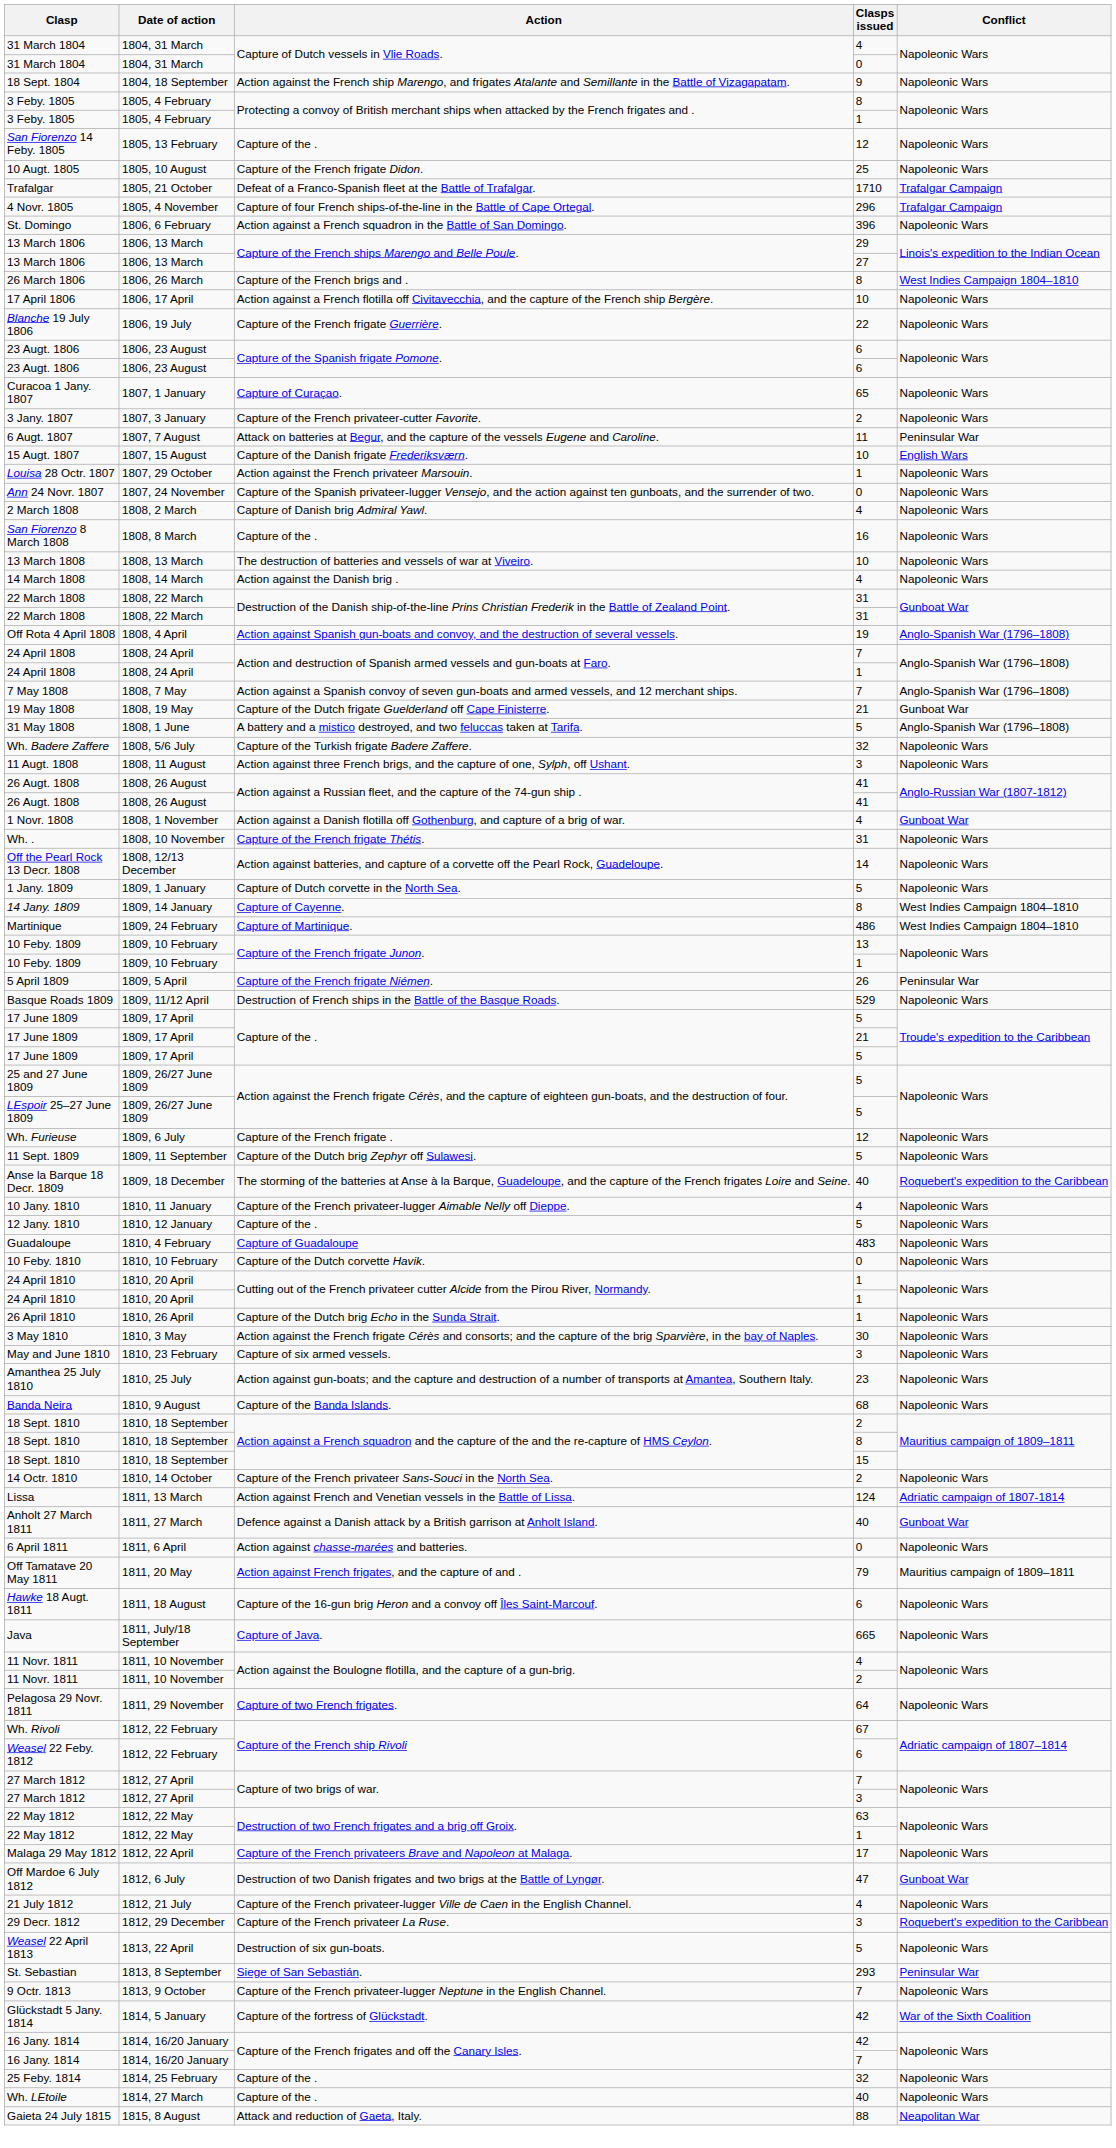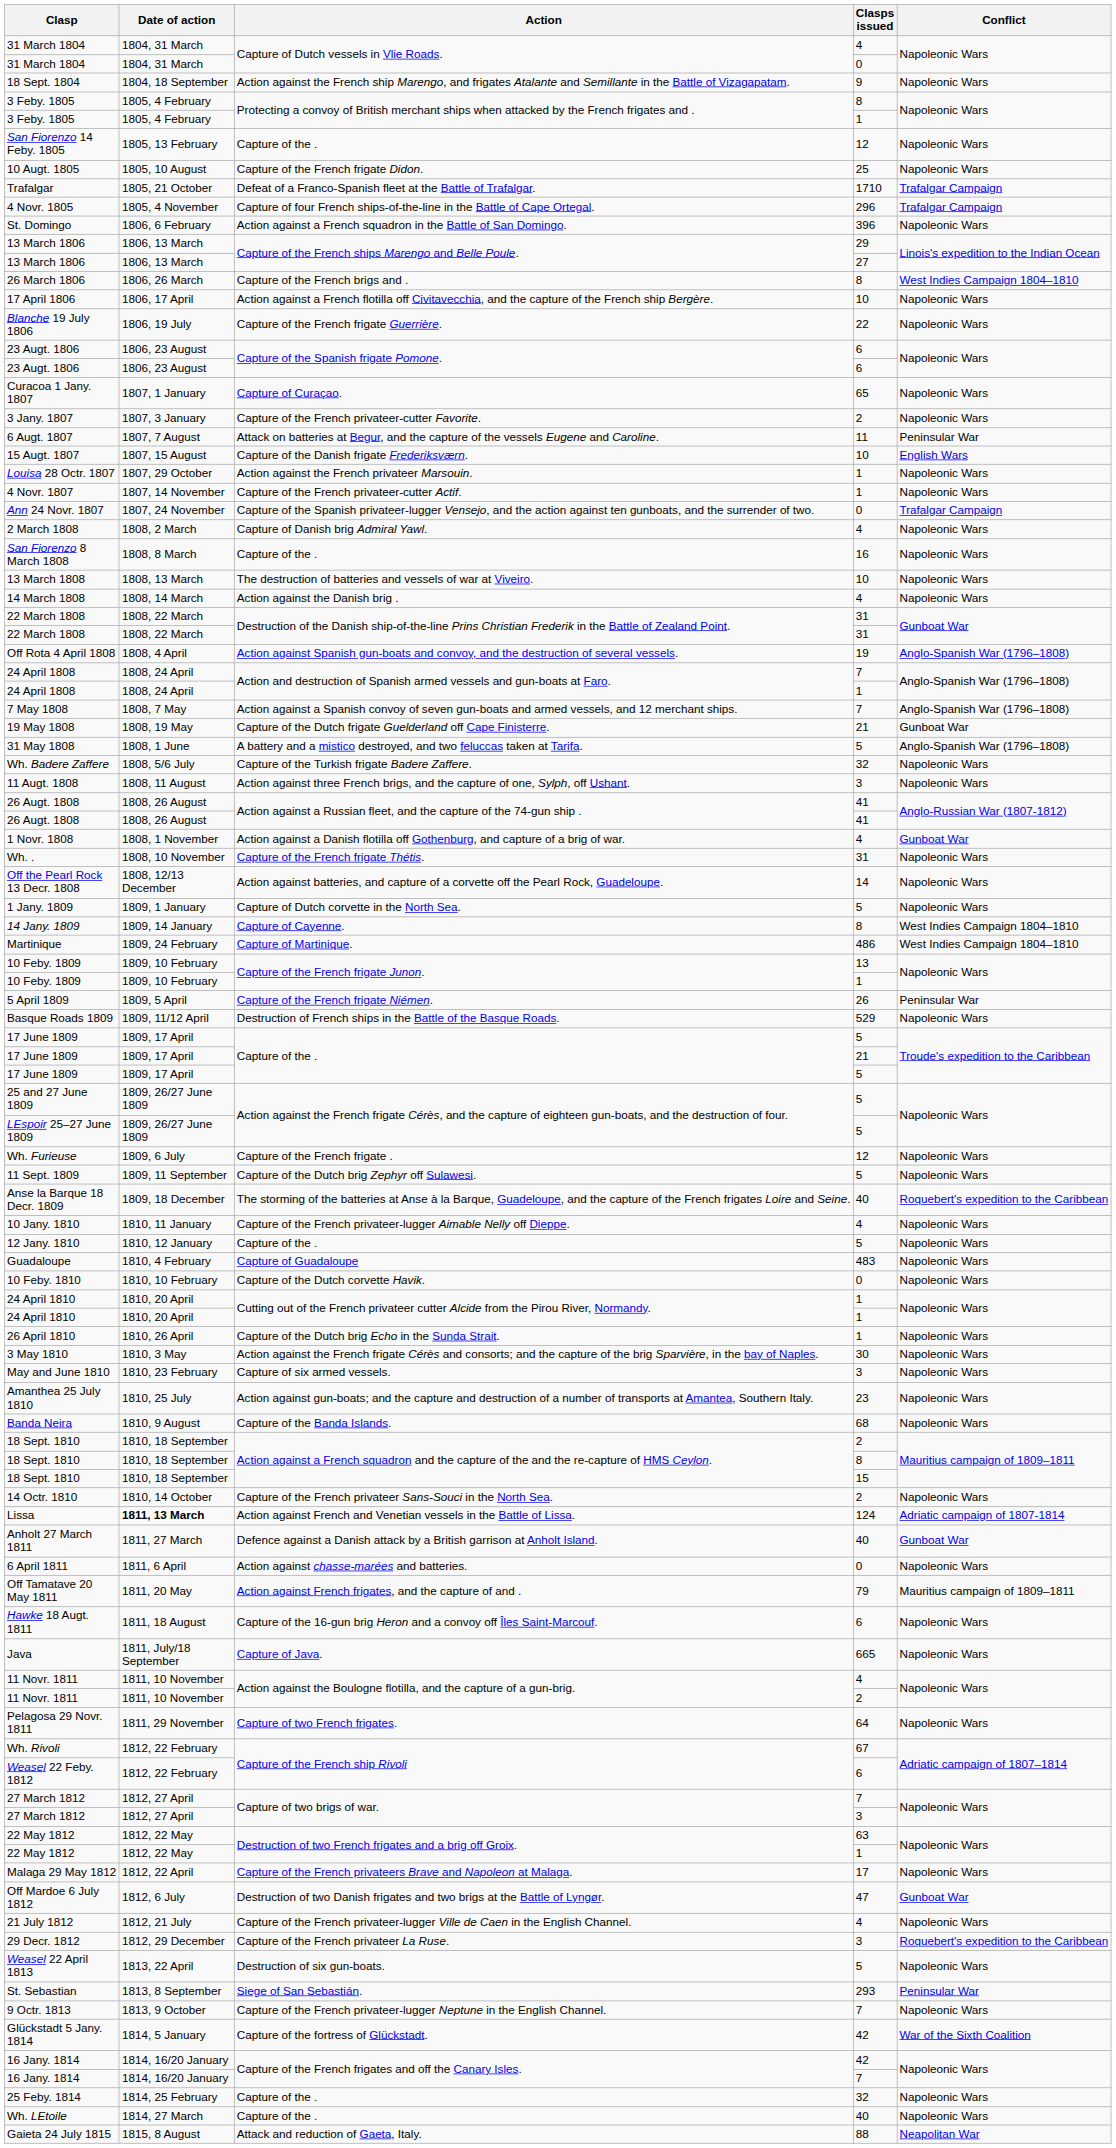+ row: (40, 492)
(944, 492) Napoleonic Wars -> (951, 510) Trafalgar Campaign
(162, 1497) normal -> (163, 1515) bold
